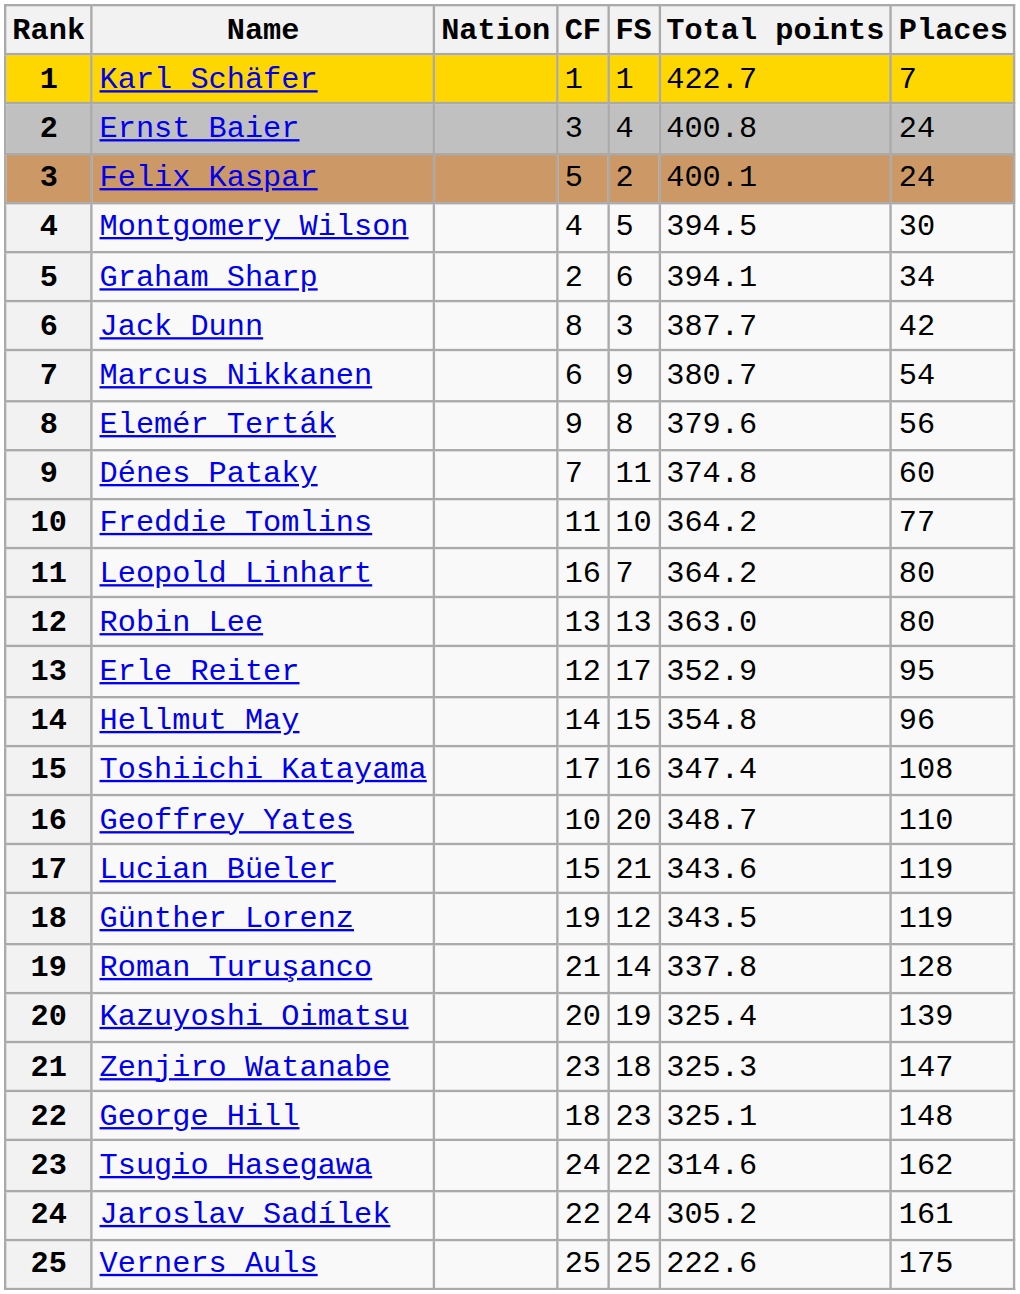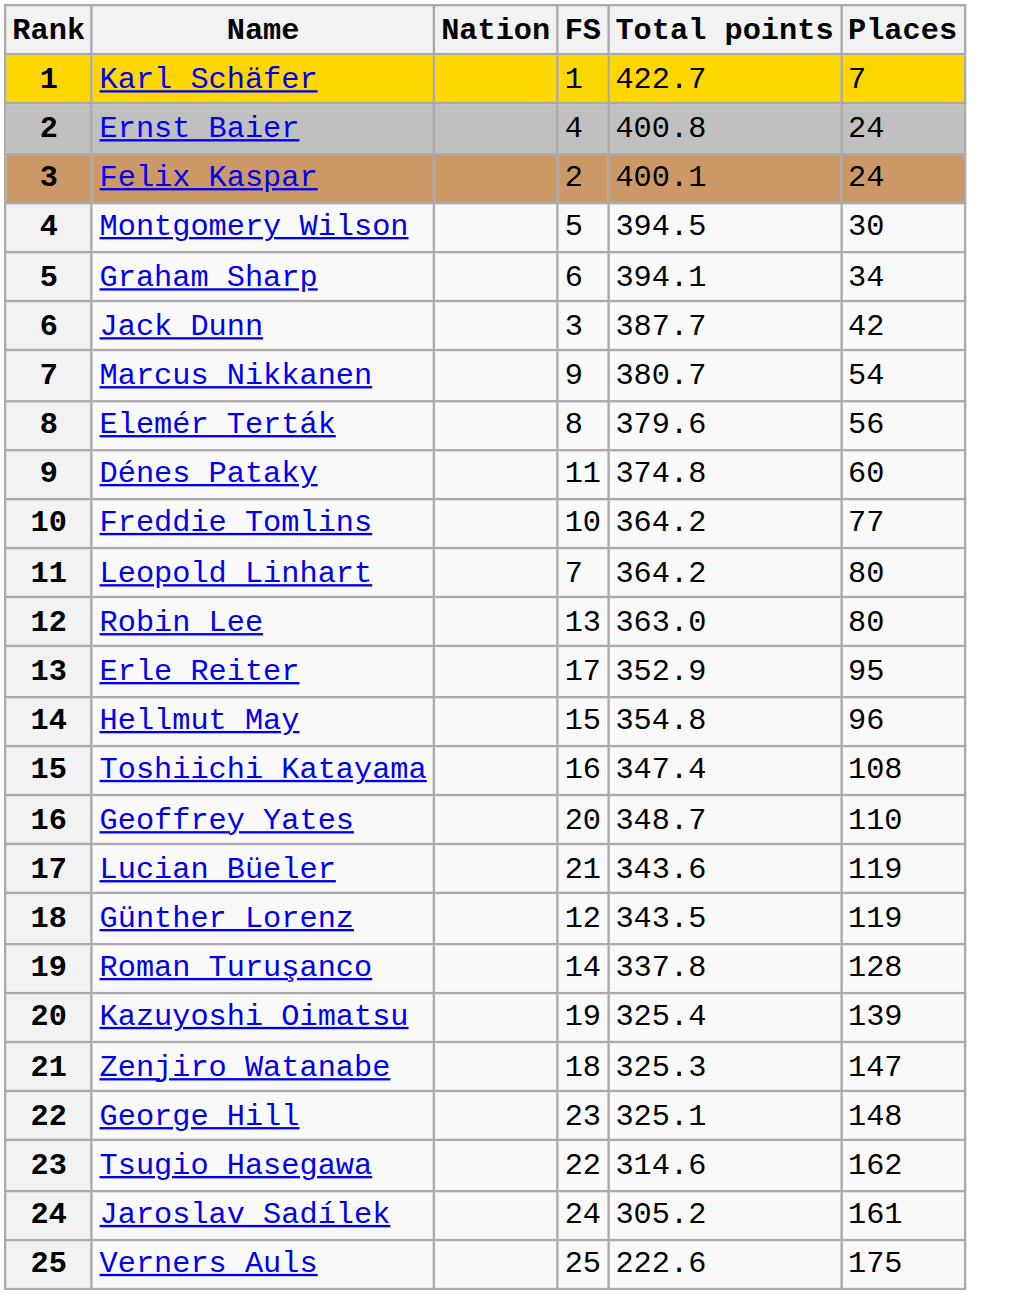- column: (583, 30)
